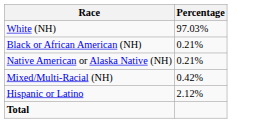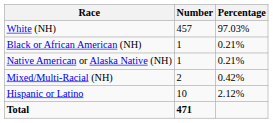+ column: (195, 12)
